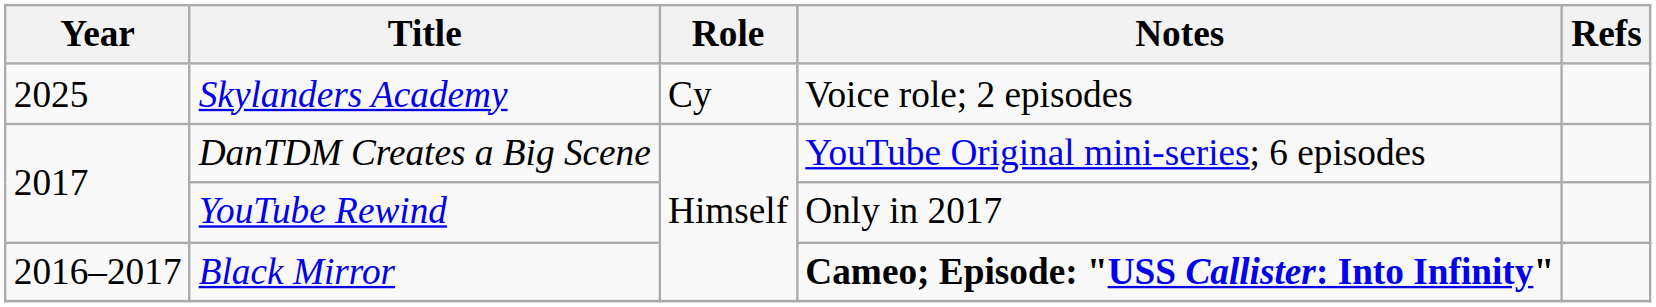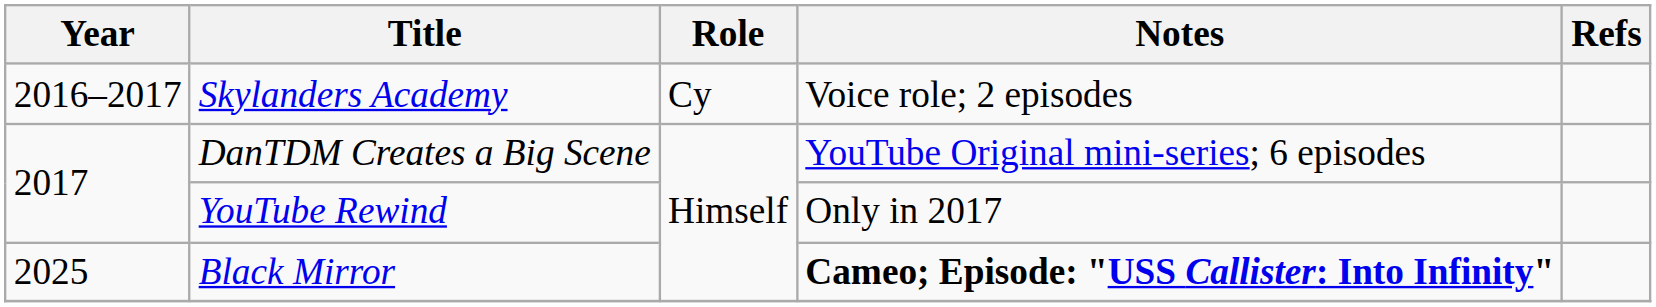(51, 93) 2025 -> (98, 93) 2016–2017
(98, 270) 2016–2017 -> (51, 270) 2025
